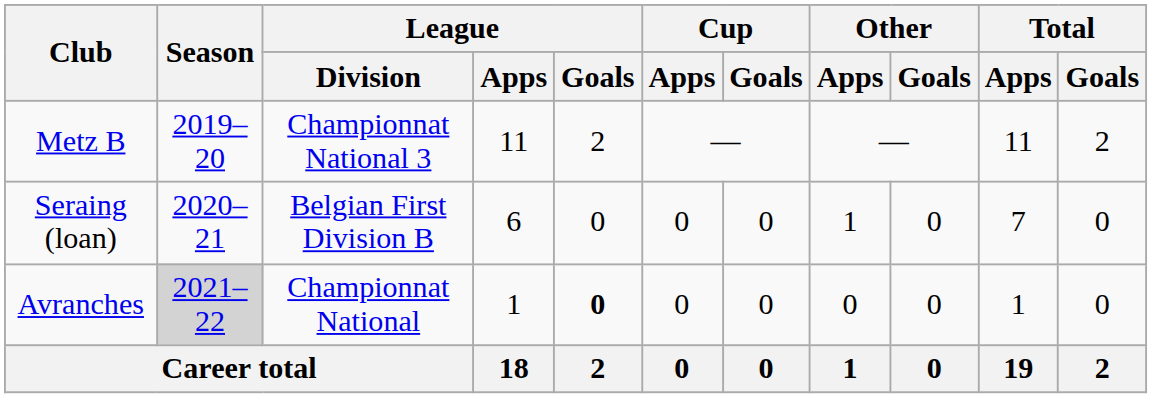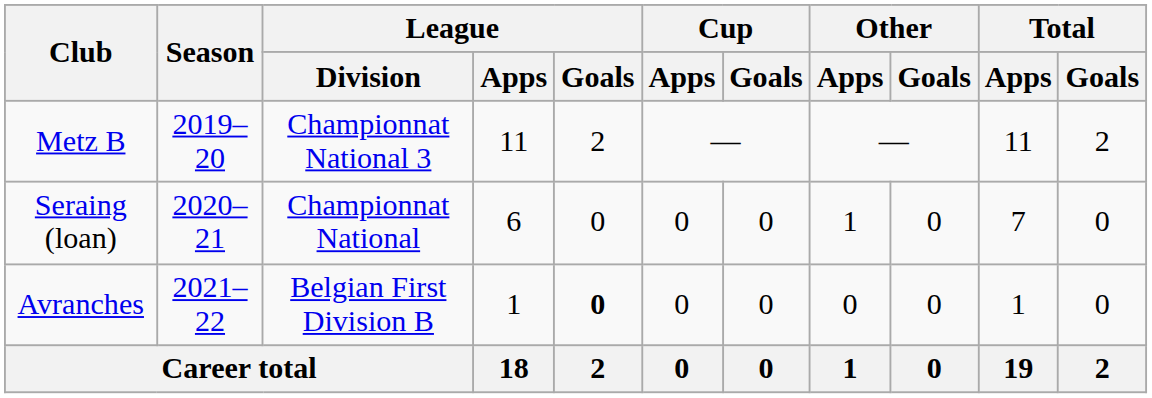(368, 222) Belgian First Division B -> (368, 222) Championnat National
(210, 303) lightgrey background -> (210, 303) no background
(368, 303) Championnat National -> (368, 303) Belgian First Division B
